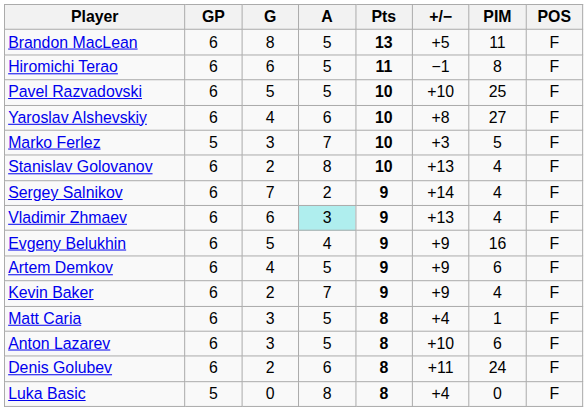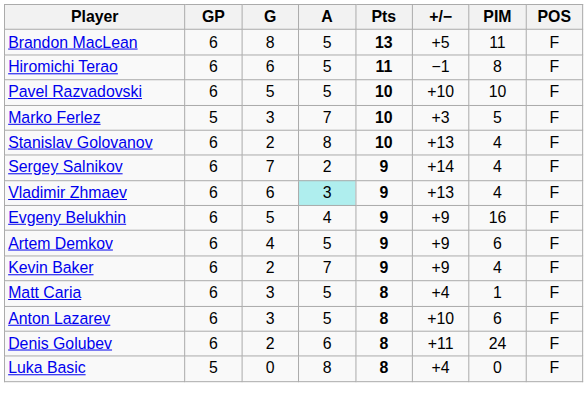(497, 92) 25 -> (497, 92) 10
- row: (78, 117)
